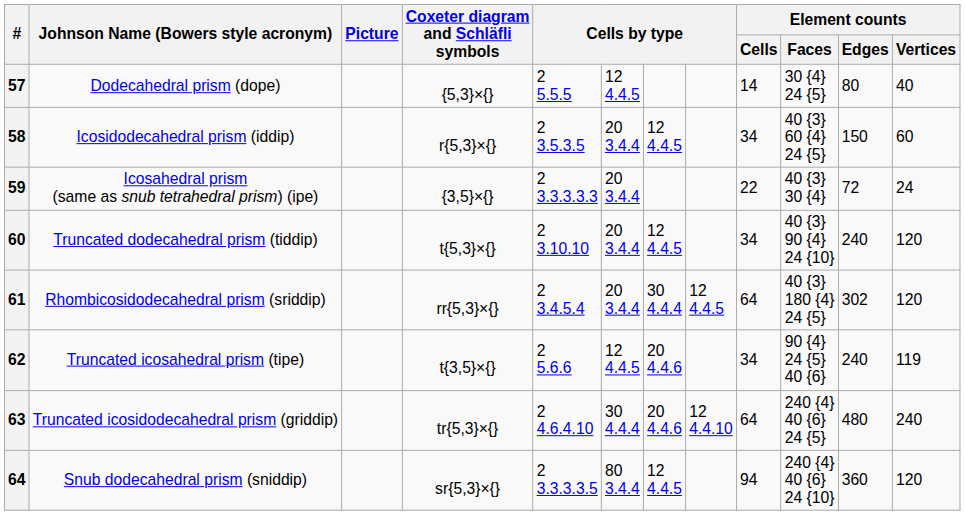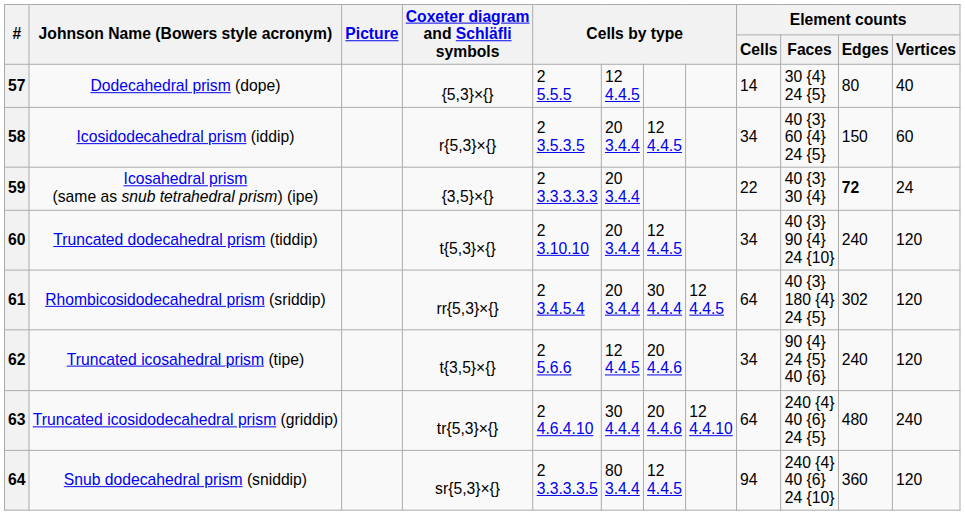(850, 188) normal -> (850, 188) bold
(908, 360) 119 -> (909, 360) 120
